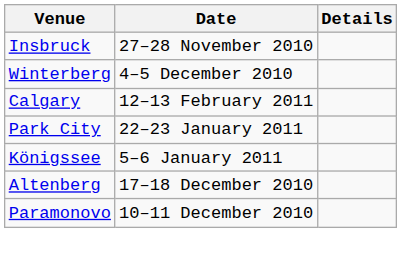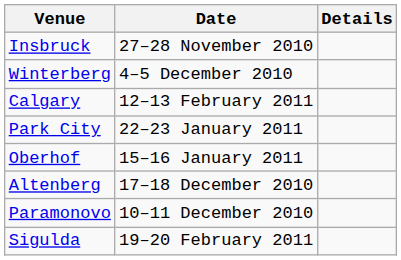- row: (55, 157)
+ row: (44, 157)
+ row: (44, 241)
